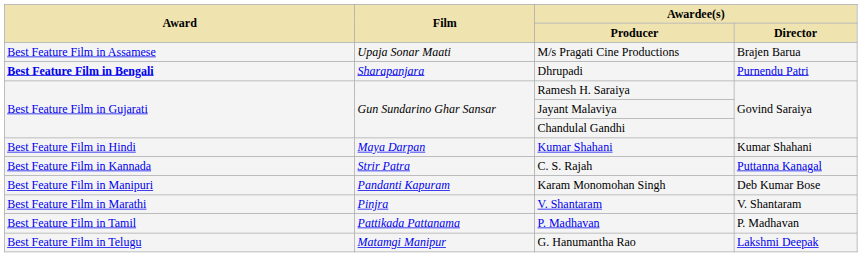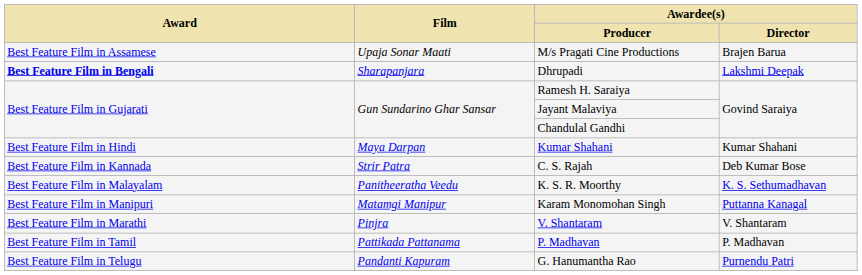(773, 71) Purnendu Patri -> (763, 71) Lakshmi Deepak
(779, 166) Puttanna Kanagal -> (764, 166) Deb Kumar Bose
+ row: (579, 185)
(404, 185) Pandanti Kapuram -> (402, 204) Matamgi Manipur
(779, 185) Deb Kumar Bose -> (765, 204) Puttanna Kanagal
(402, 242) Matamgi Manipur -> (404, 261) Pandanti Kapuram
(778, 242) Lakshmi Deepak -> (758, 261) Purnendu Patri
